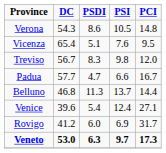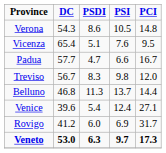rows swapped: (29, 76) <-> (29, 60)
